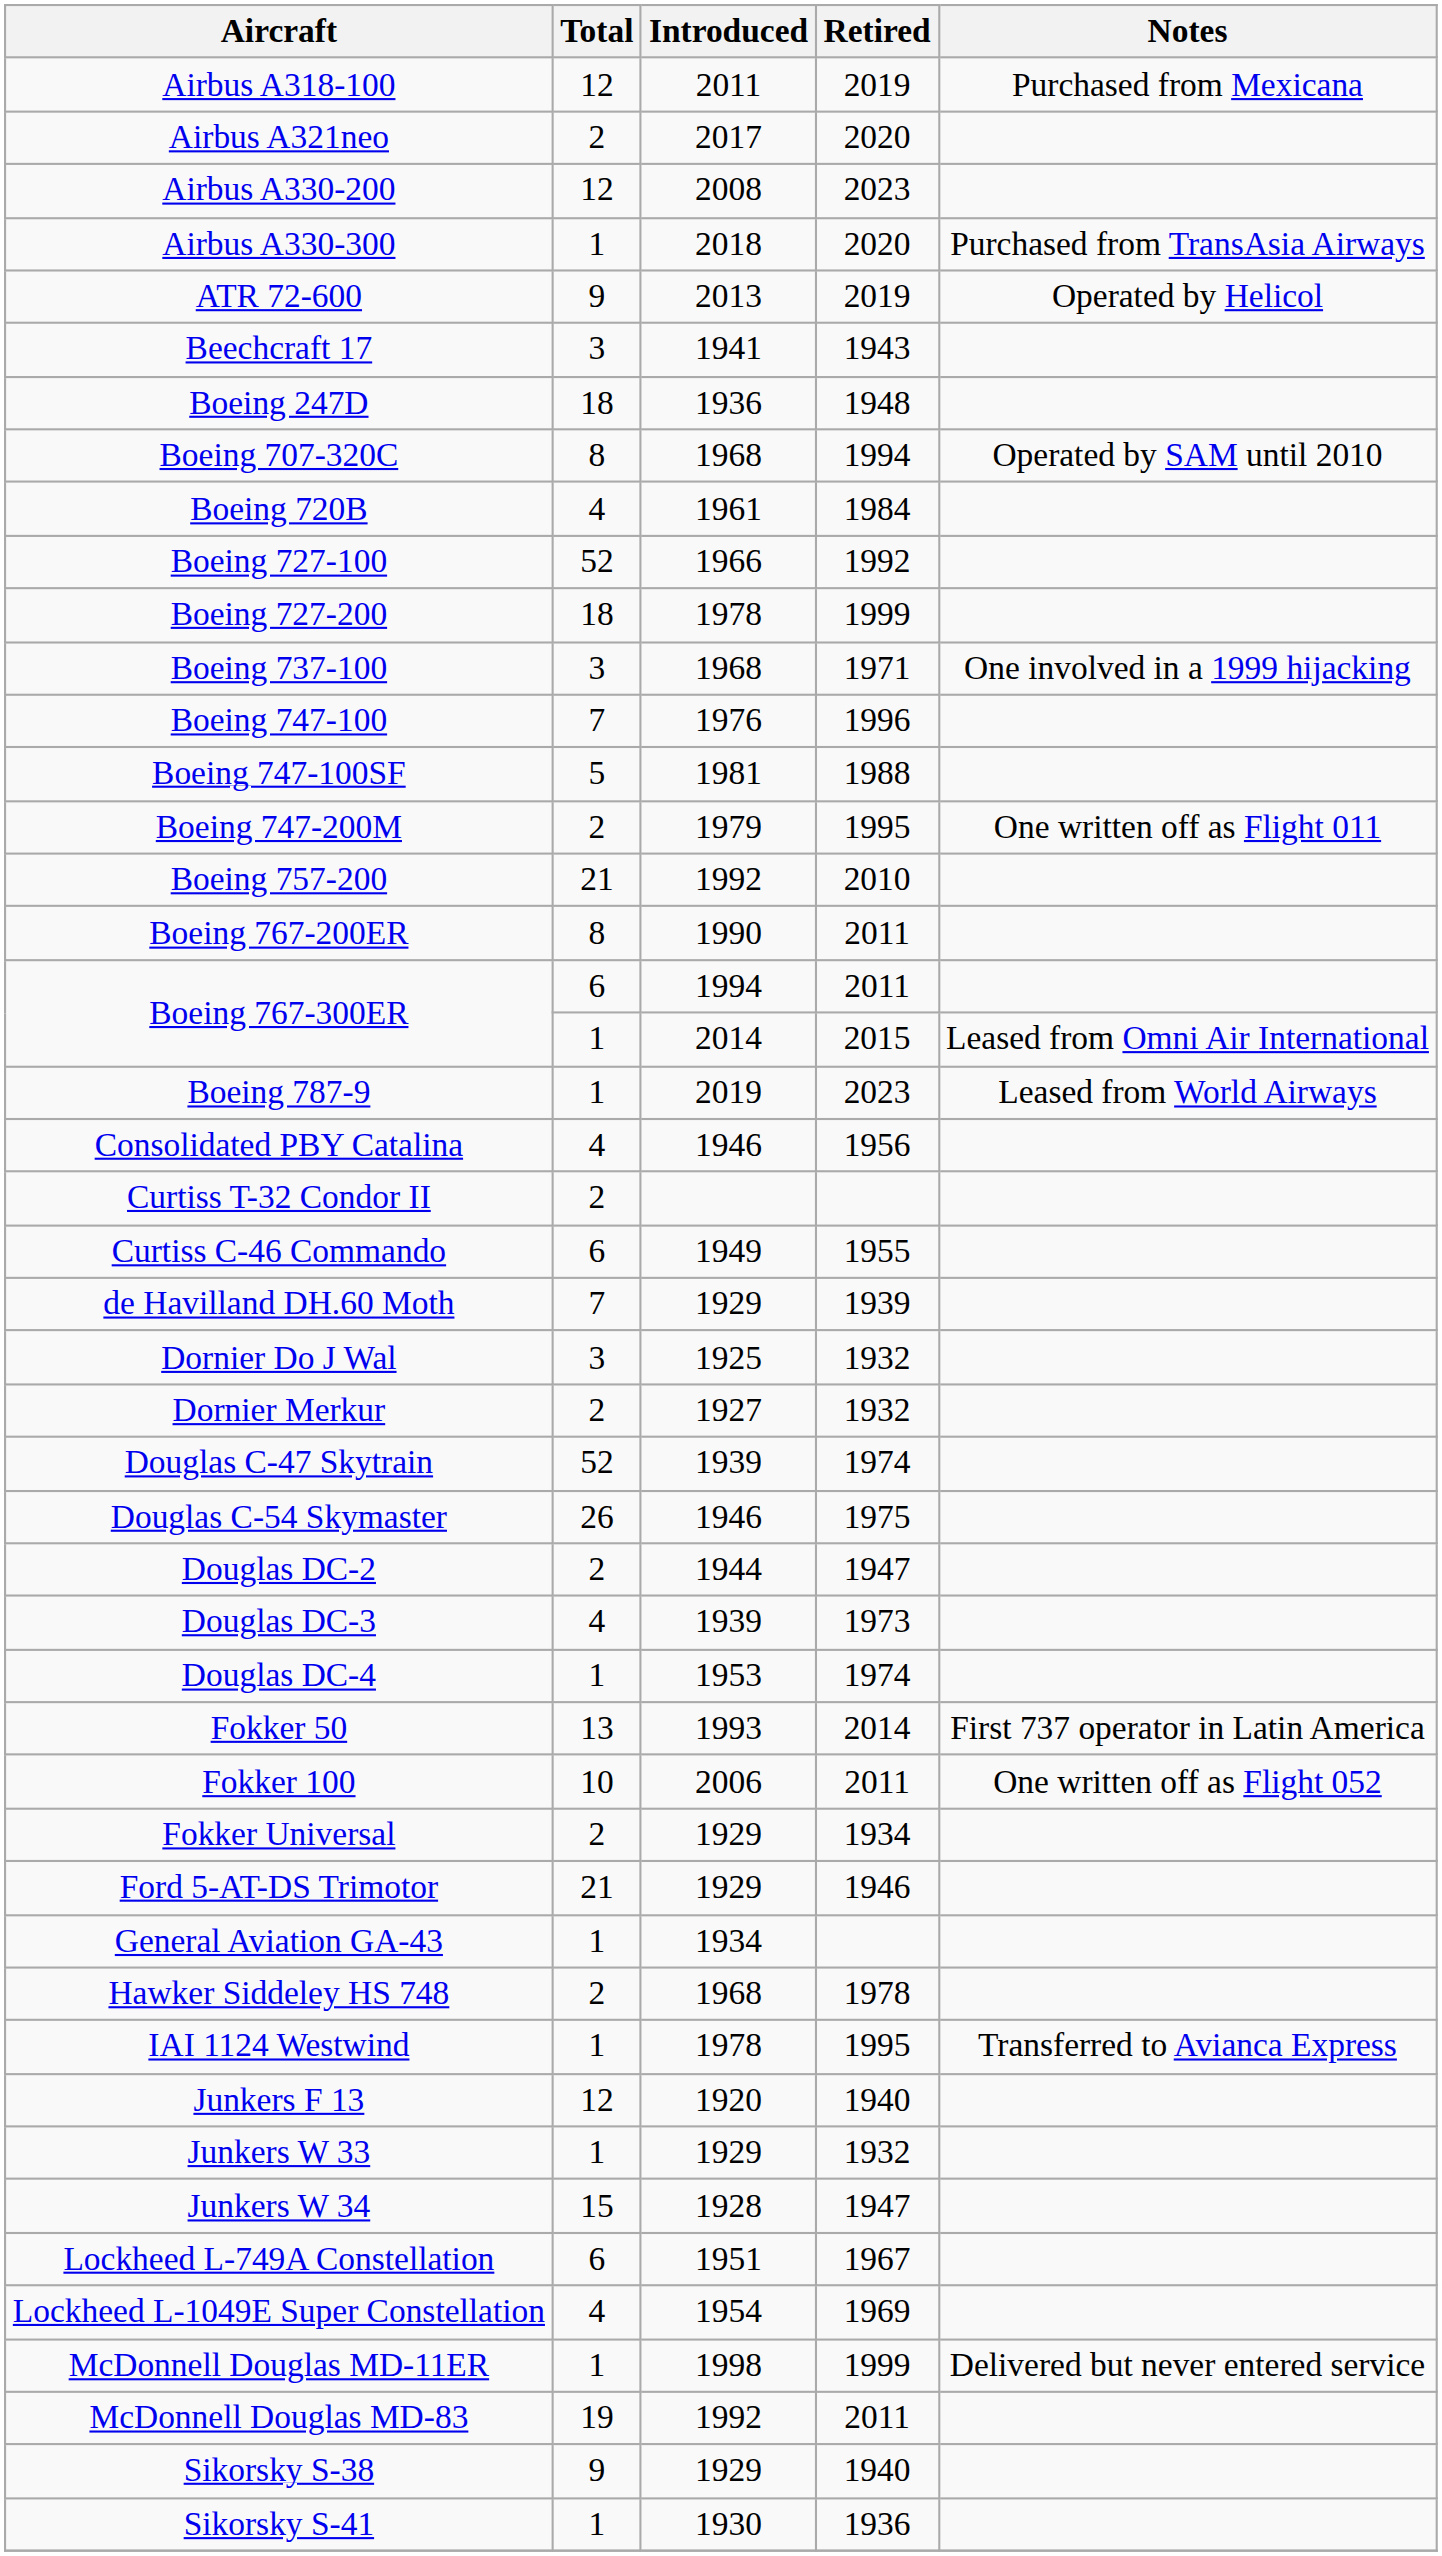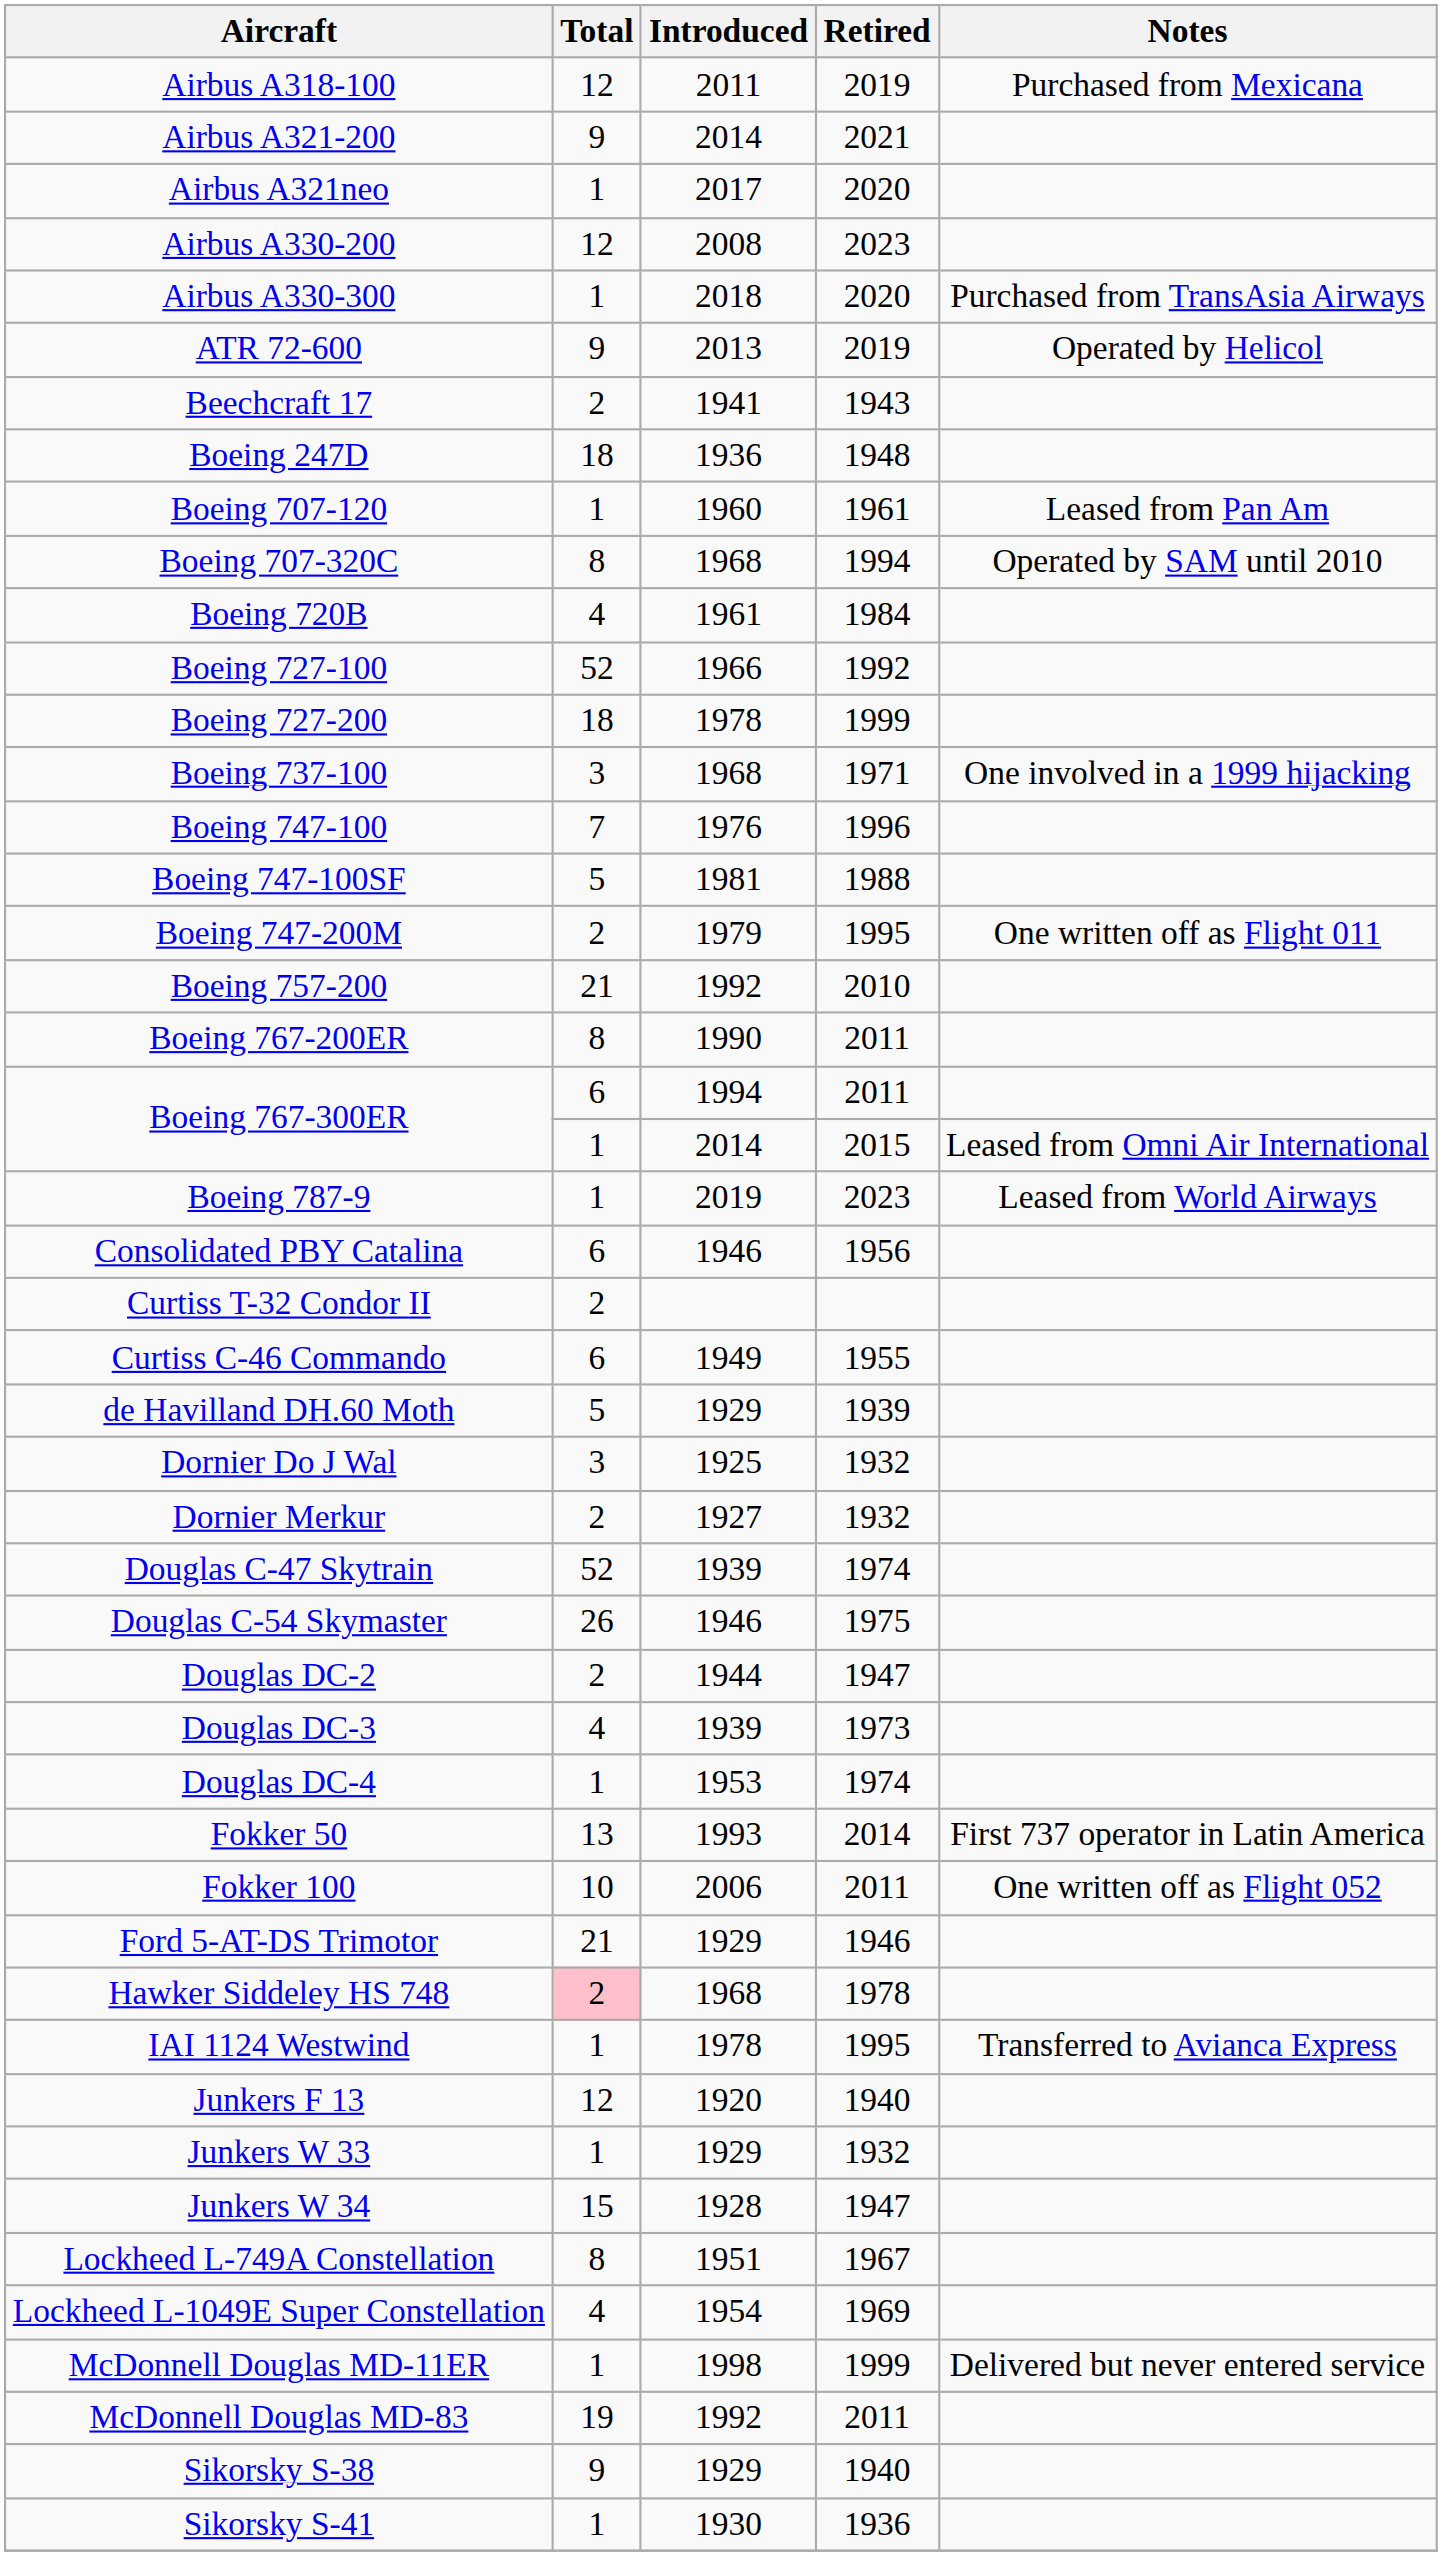+ row: (279, 137)
(597, 137) 2 -> (597, 190) 1
(597, 349) 3 -> (597, 402) 2
+ row: (279, 508)
(597, 1144) 4 -> (597, 1250) 6
(597, 1303) 7 -> (597, 1409) 5
- row: (279, 1834)
- row: (279, 1940)
(597, 1993) no background -> (597, 1993) pink background
(597, 2258) 6 -> (597, 2258) 8
